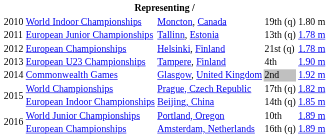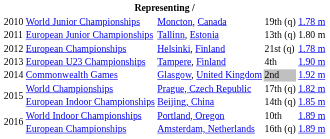(84, 21) World Indoor Championships -> (83, 21) World Junior Championships
(312, 21) 1.80 m -> (312, 21) 1.78 m
(312, 35) 1.78 m -> (312, 35) 1.80 m
(83, 115) World Junior Championships -> (84, 115) World Indoor Championships
